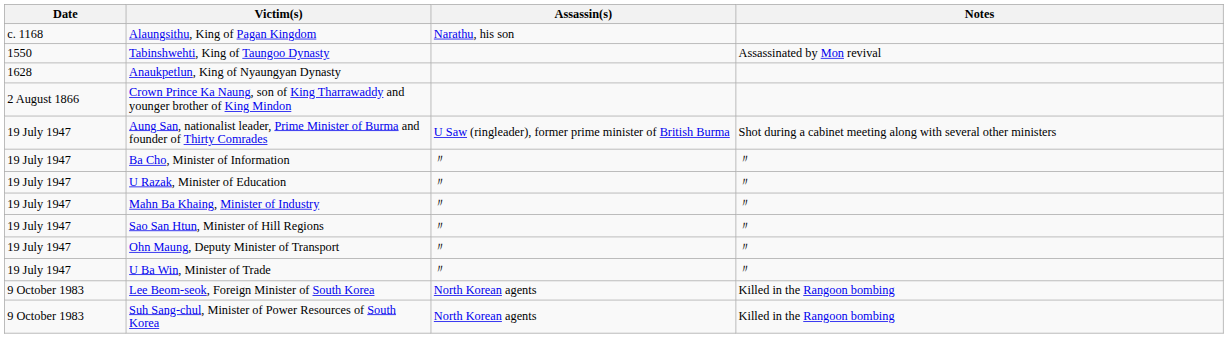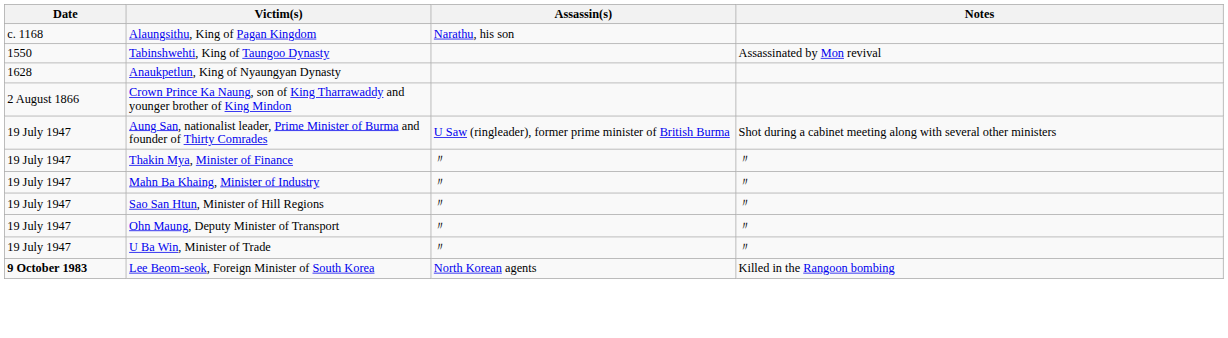+ row: (211, 160)
- row: (209, 160)
- row: (208, 182)
(46, 290) normal -> (47, 268) bold
- row: (263, 316)
